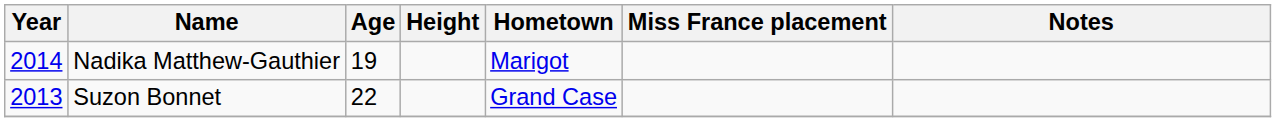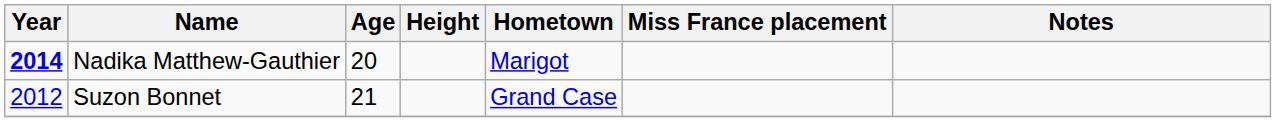(36, 60) normal -> (36, 60) bold
(364, 60) 19 -> (364, 60) 20
(36, 97) 2013 -> (36, 97) 2012
(364, 97) 22 -> (364, 97) 21
